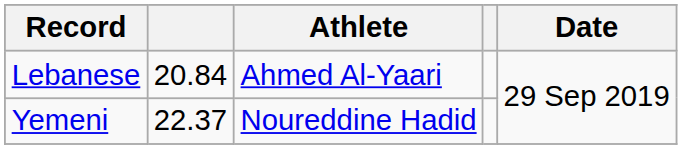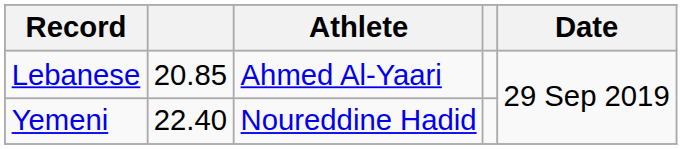(190, 74) 20.84 -> (190, 74) 20.85
(190, 120) 22.37 -> (190, 120) 22.40
